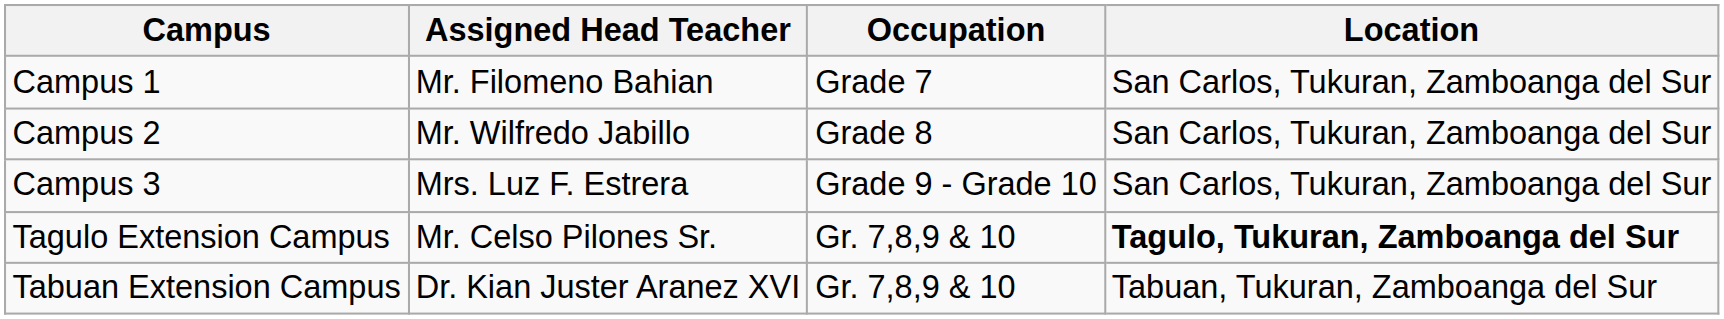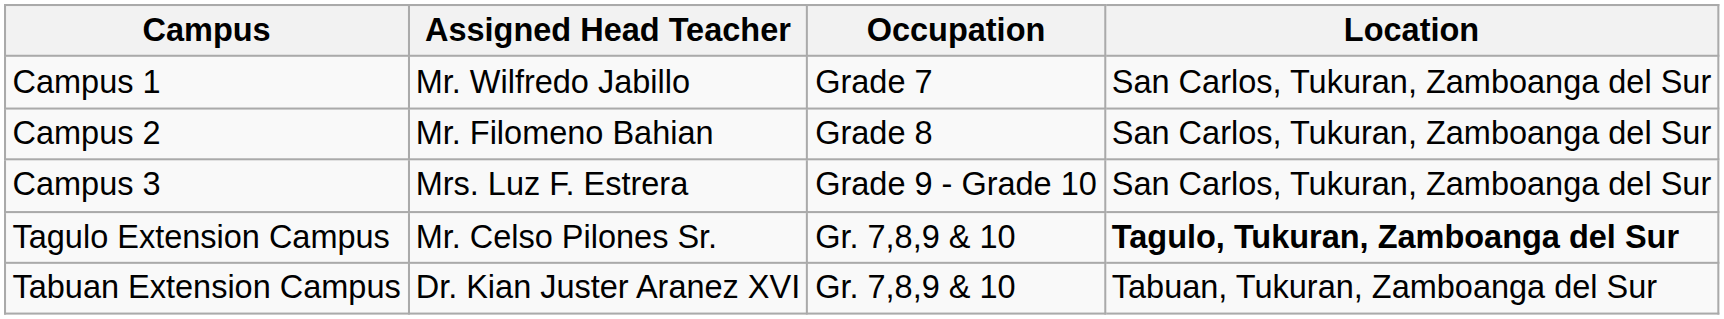(565, 81) Mr. Filomeno Bahian -> (553, 81) Mr. Wilfredo Jabillo
(553, 133) Mr. Wilfredo Jabillo -> (565, 133) Mr. Filomeno Bahian
